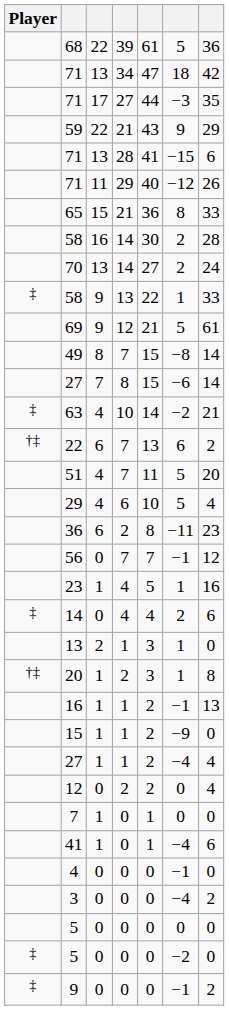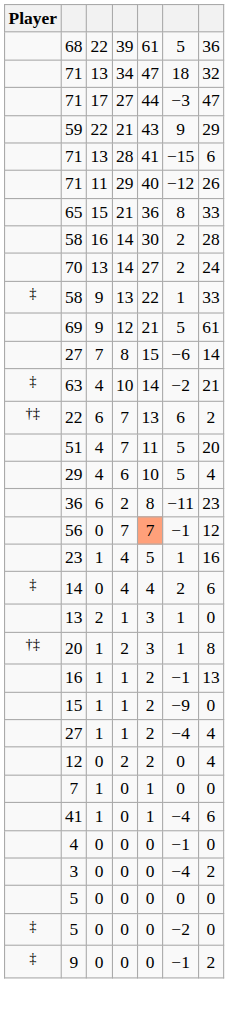(211, 73) 42 -> (211, 73) 32
(211, 101) 35 -> (211, 101) 47
- row: (74, 354)
(150, 557) no background -> (150, 530) lightsalmon background
